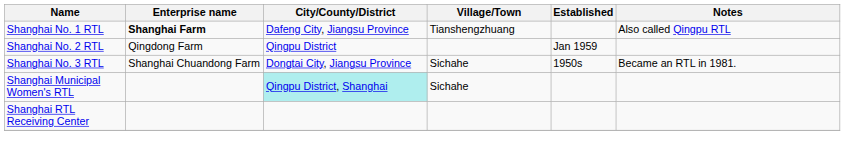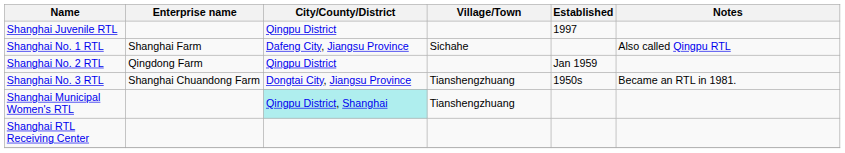+ row: (62, 30)
(167, 30) bold -> (165, 47) normal
(472, 30) Tianshengzhuang -> (449, 47) Sichahe
(449, 64) Sichahe -> (472, 81) Tianshengzhuang
(449, 87) Sichahe -> (472, 104) Tianshengzhuang
